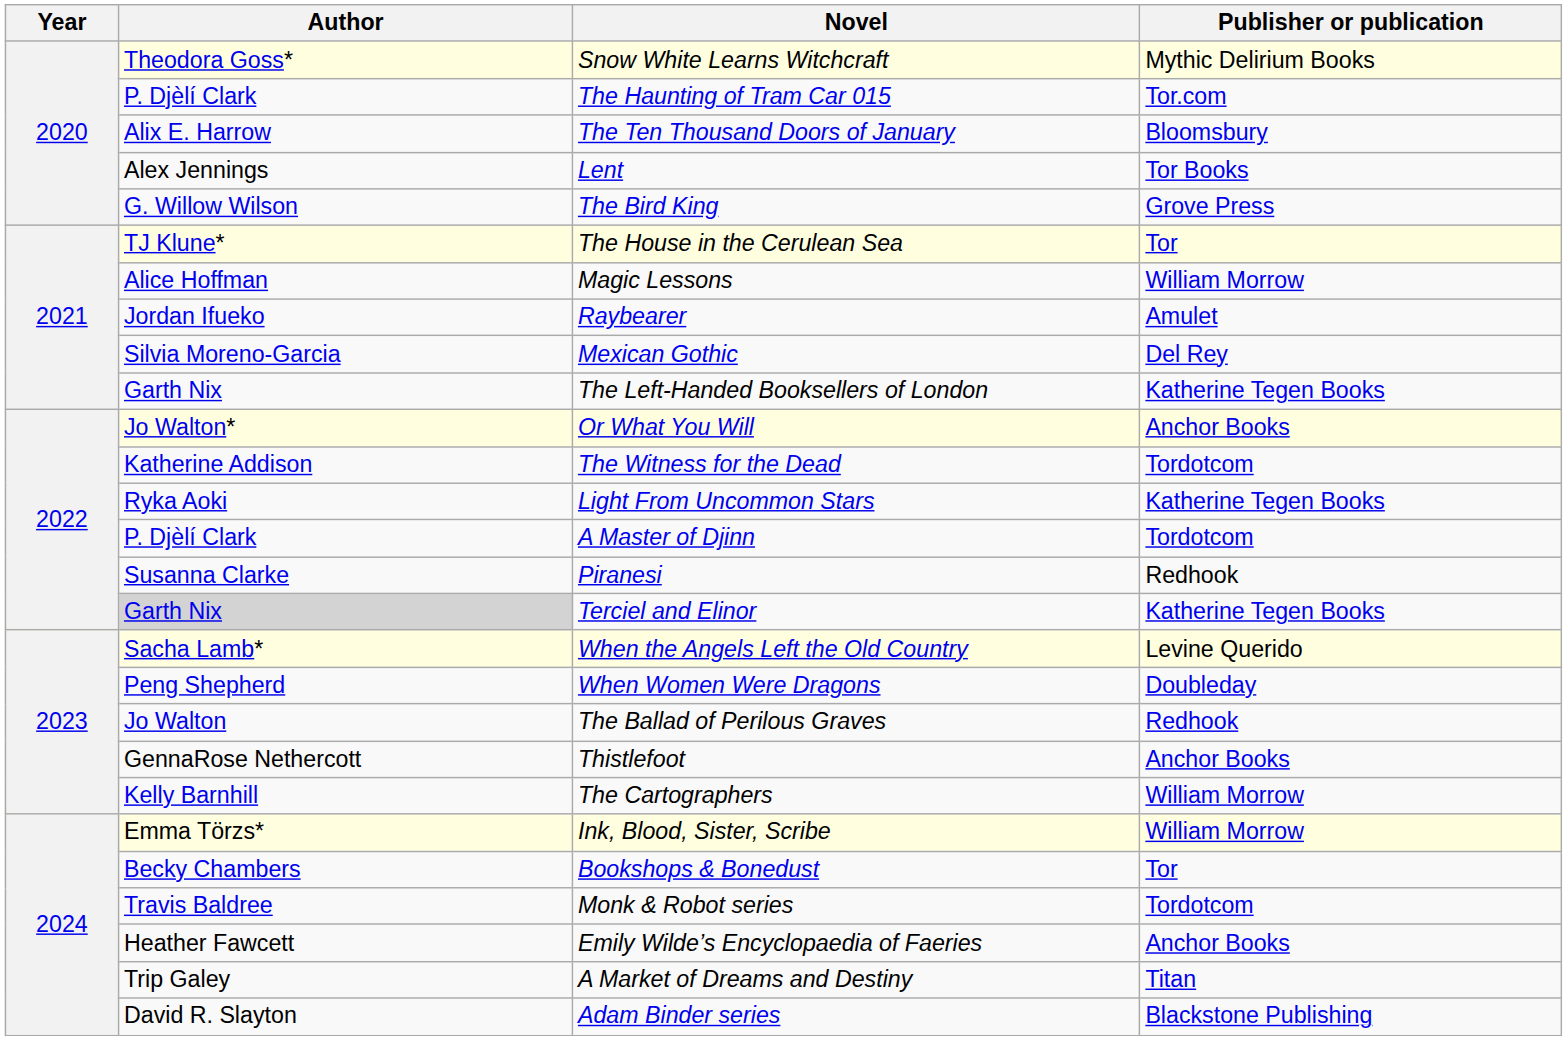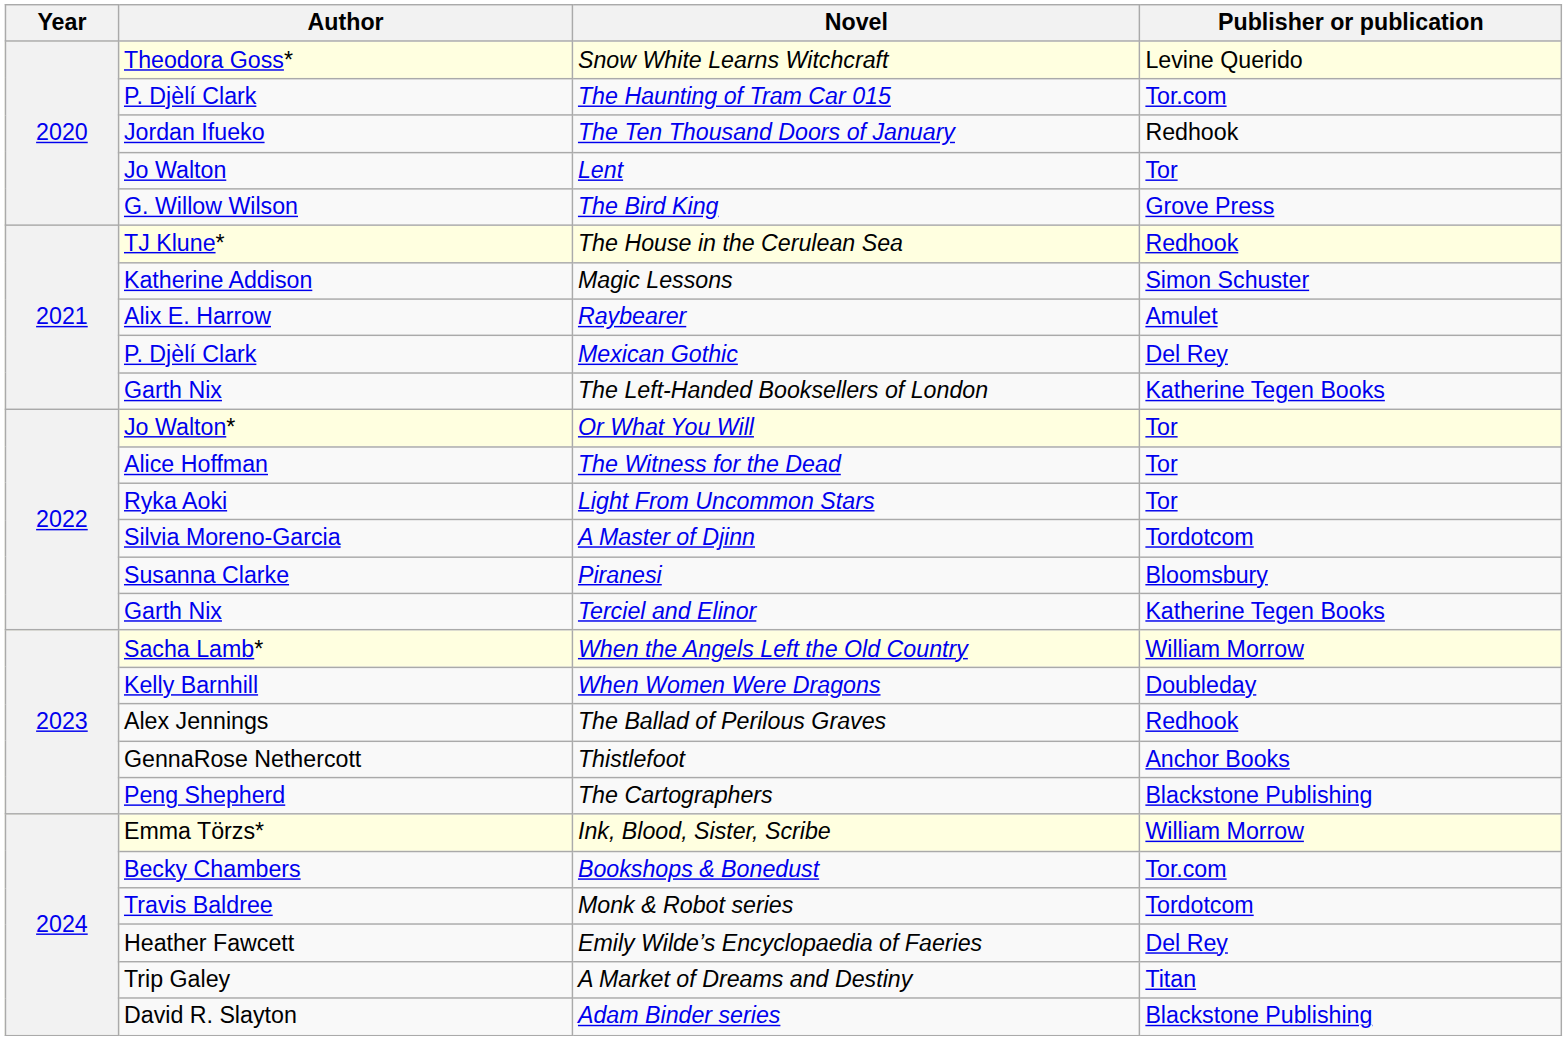(1260, 59) Mythic Delirium Books -> (1224, 59) Levine Querido
(197, 133) Alix E. Harrow -> (194, 133) Jordan Ifueko
(1207, 133) Bloomsbury -> (1192, 133) Redhook
(196, 170) Alex Jennings -> (175, 170) Jo Walton
(1197, 170) Tor Books -> (1161, 170) Tor
(1161, 243) Tor -> (1192, 243) Redhook
(196, 280) Alice Hoffman -> (218, 280) Katherine Addison
(1225, 280) William Morrow -> (1227, 280) Simon Schuster
(194, 317) Jordan Ifueko -> (197, 317) Alix E. Harrow
(232, 354) Silvia Moreno-Garcia -> (190, 354) P. Djèlí Clark
(1218, 427) Anchor Books -> (1161, 427) Tor
(218, 464) Katherine Addison -> (196, 464) Alice Hoffman
(1200, 464) Tordotcom -> (1161, 464) Tor
(1265, 501) Katherine Tegen Books -> (1161, 501) Tor
(190, 538) P. Djèlí Clark -> (232, 538) Silvia Moreno-Garcia
(1192, 574) Redhook -> (1207, 574) Bloomsbury
(173, 611) lightgrey background -> (173, 611) no background
(1224, 648) Levine Querido -> (1225, 648) William Morrow
(205, 685) Peng Shepherd -> (191, 685) Kelly Barnhill
(175, 721) Jo Walton -> (196, 721) Alex Jennings
(191, 795) Kelly Barnhill -> (205, 795) Peng Shepherd
(1225, 795) William Morrow -> (1259, 795) Blackstone Publishing
(1161, 869) Tor -> (1186, 869) Tor.com
(1218, 942) Anchor Books -> (1187, 942) Del Rey
